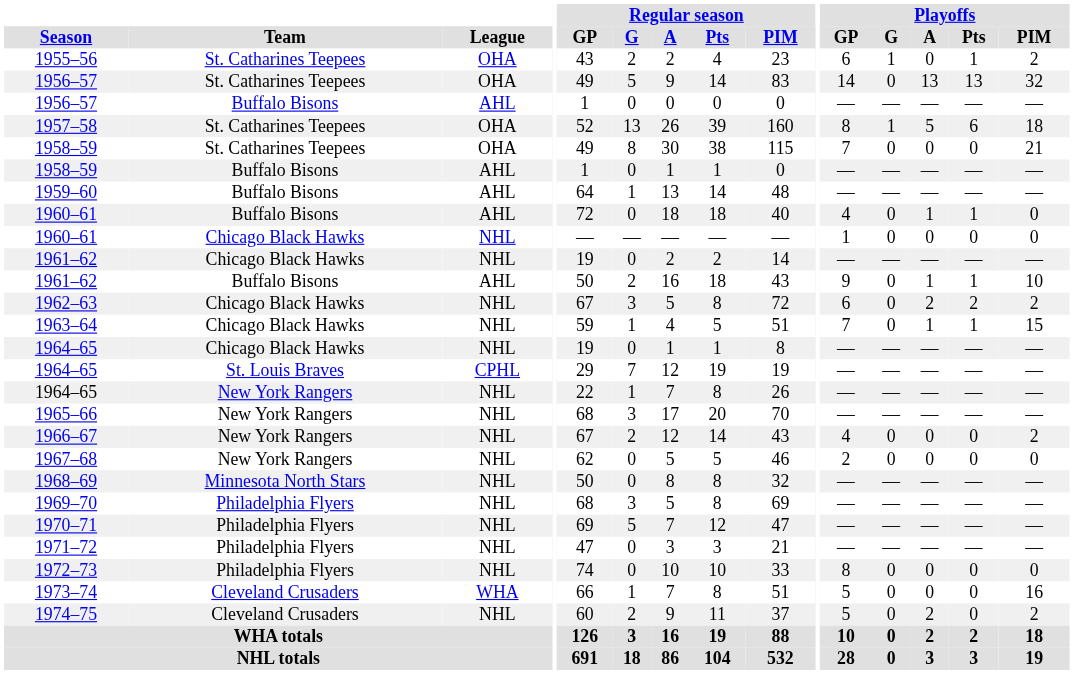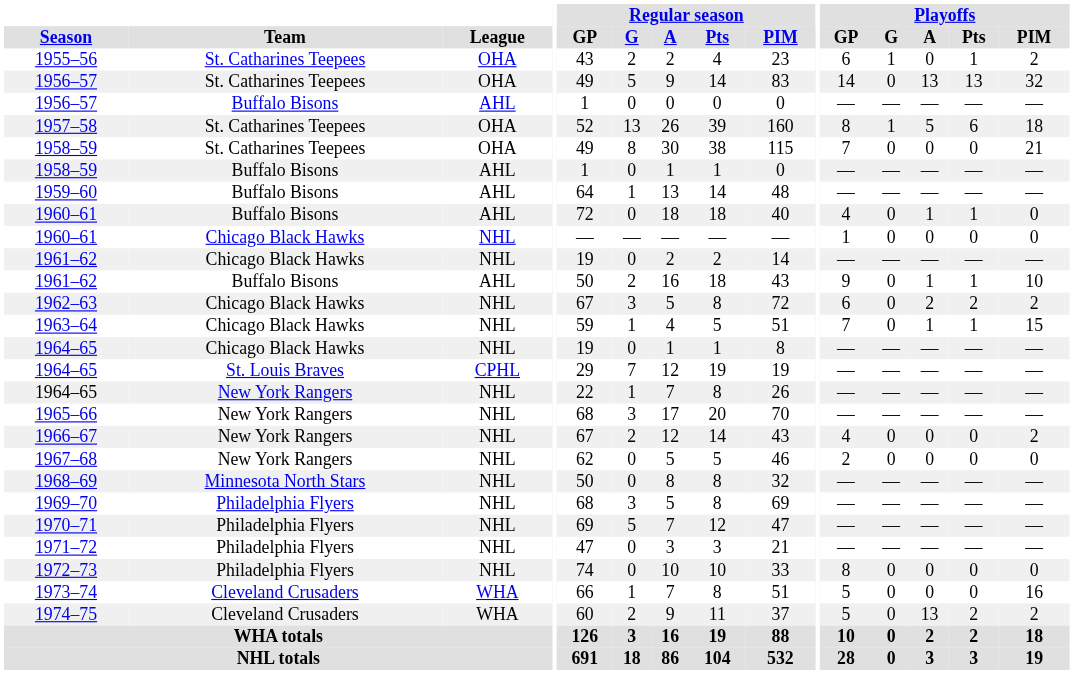(497, 614) NHL -> (497, 614) WHA
(930, 614) 2 -> (930, 614) 13
(974, 614) 0 -> (974, 614) 2
